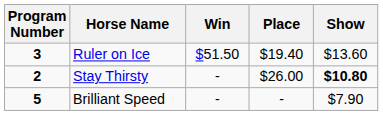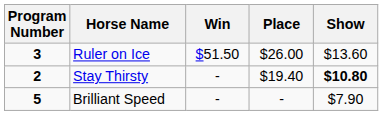(282, 55) $19.40 -> (282, 55) $26.00
(282, 77) $26.00 -> (282, 77) $19.40
